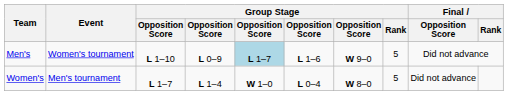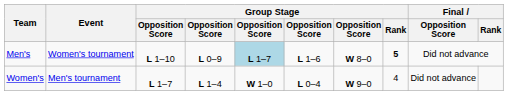(359, 59) W 9–0 -> (359, 59) W 8–0
(396, 54) normal -> (396, 54) bold
(359, 84) W 8–0 -> (359, 84) W 9–0
(396, 79) 5 -> (396, 79) 4
